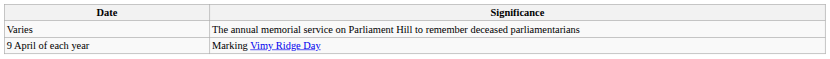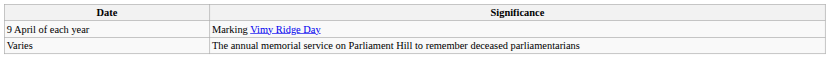rows swapped: (48, 45) <-> (20, 29)
